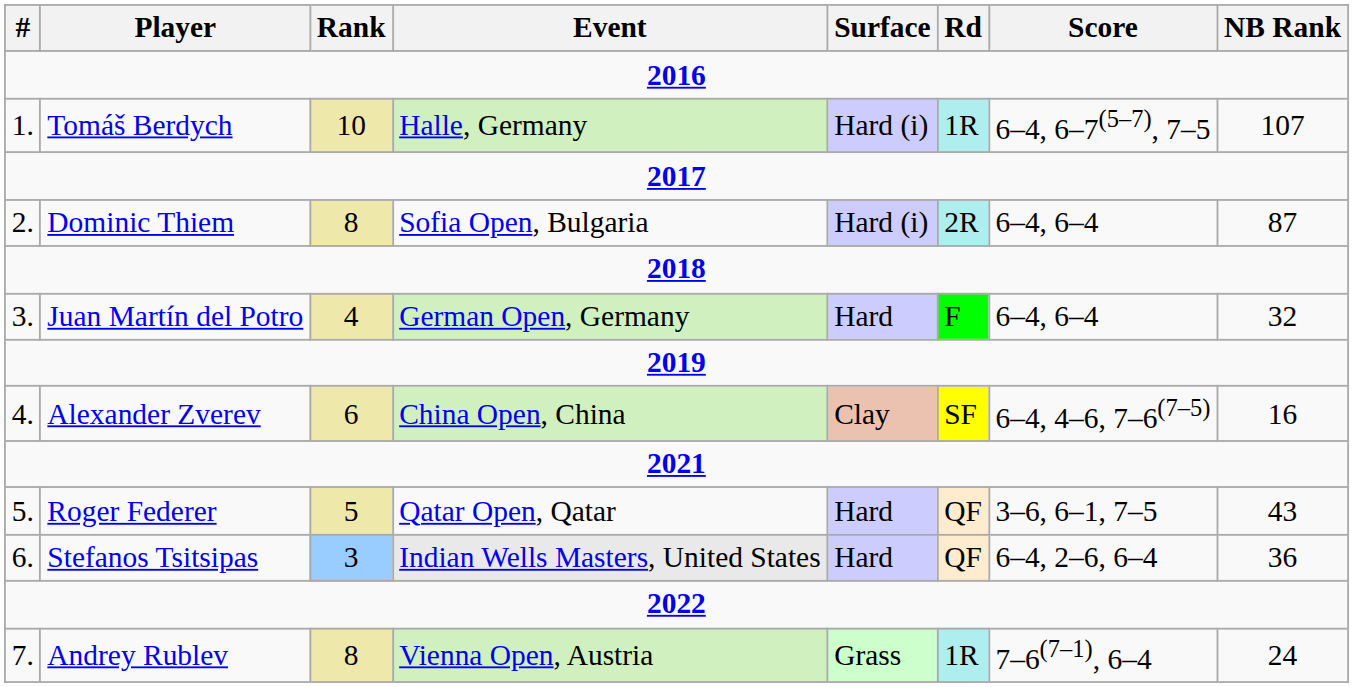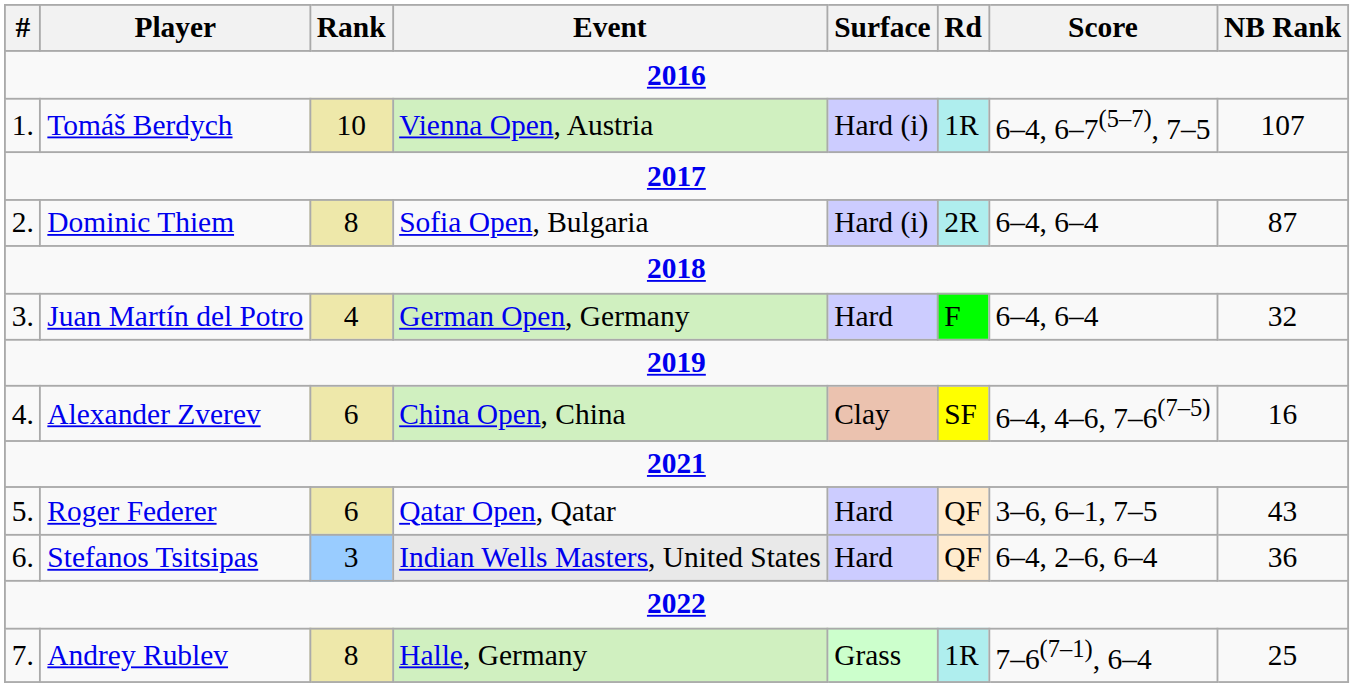(493, 125) Halle, Germany -> (526, 125) Vienna Open, Austria
(351, 510) 5 -> (351, 510) 6
(526, 654) Vienna Open, Austria -> (493, 654) Halle, Germany
(1283, 654) 24 -> (1283, 654) 25
